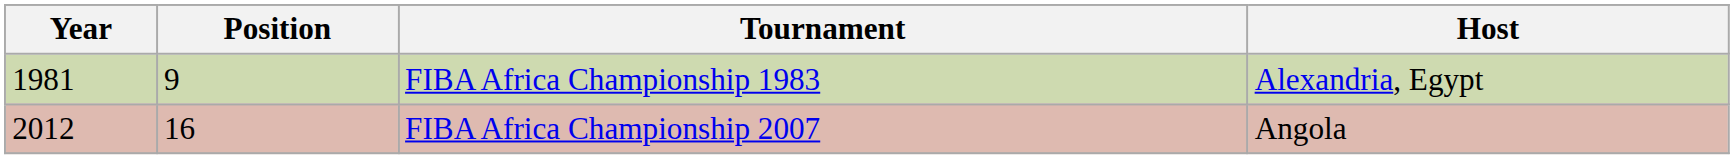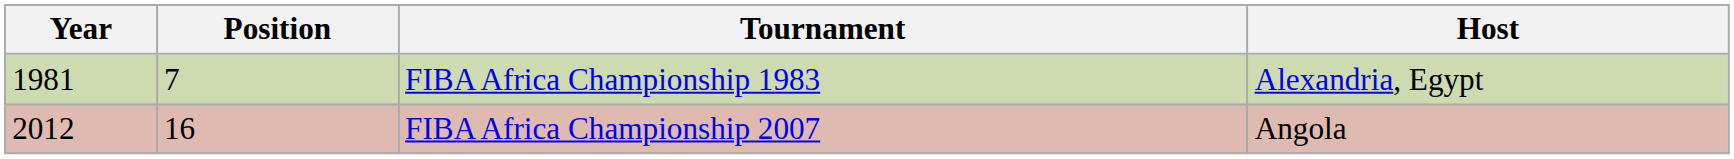(172, 78) 9 -> (172, 78) 7
